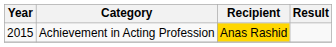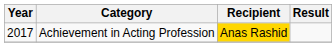(20, 32) 2015 -> (20, 32) 2017
